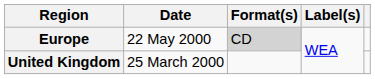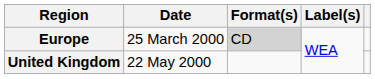(169, 39) 22 May 2000 -> (176, 39) 25 March 2000
(176, 62) 25 March 2000 -> (169, 62) 22 May 2000
